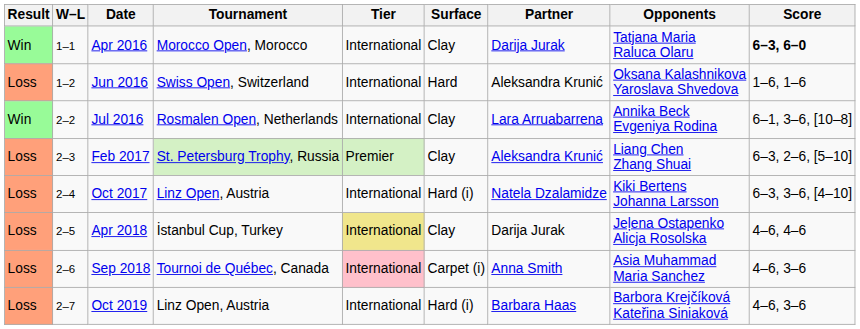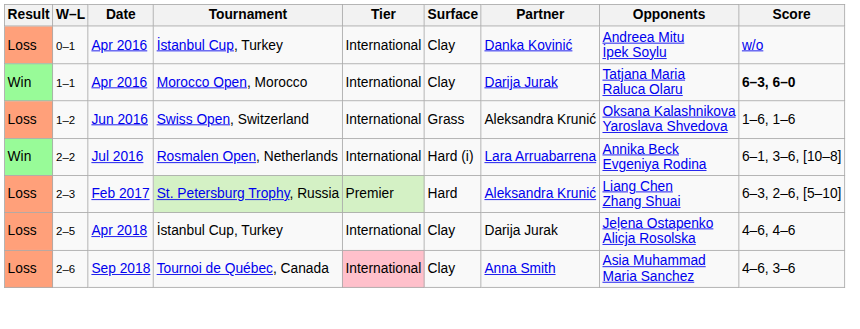+ row: (66, 45)
(443, 82) Hard -> (446, 119) Grass
(441, 119) Clay -> (451, 156) Hard (i)
(441, 156) Clay -> (443, 194) Hard
- row: (66, 195)
(383, 231) khaki background -> (383, 231) no background
(456, 268) Carpet (i) -> (441, 268) Clay
- row: (66, 306)
